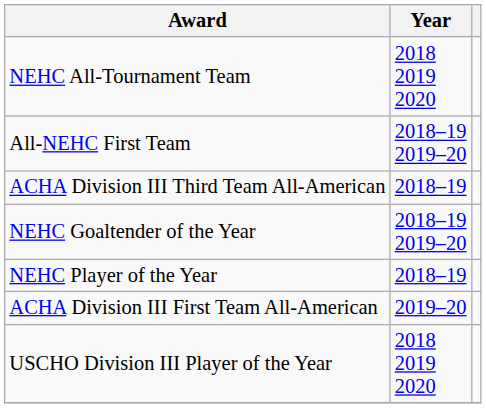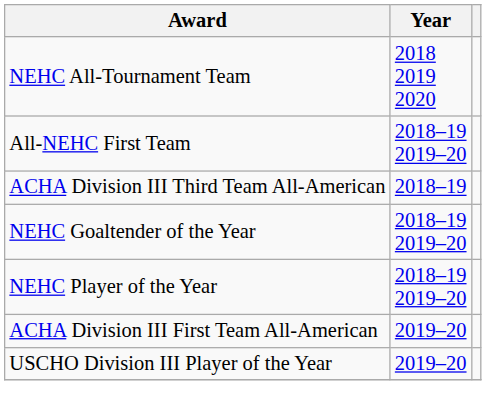(431, 275) 2018–19 -> (431, 286) 2018–19 2019–20
(415, 363) 2018 2019 2020 -> (431, 363) 2019–20
